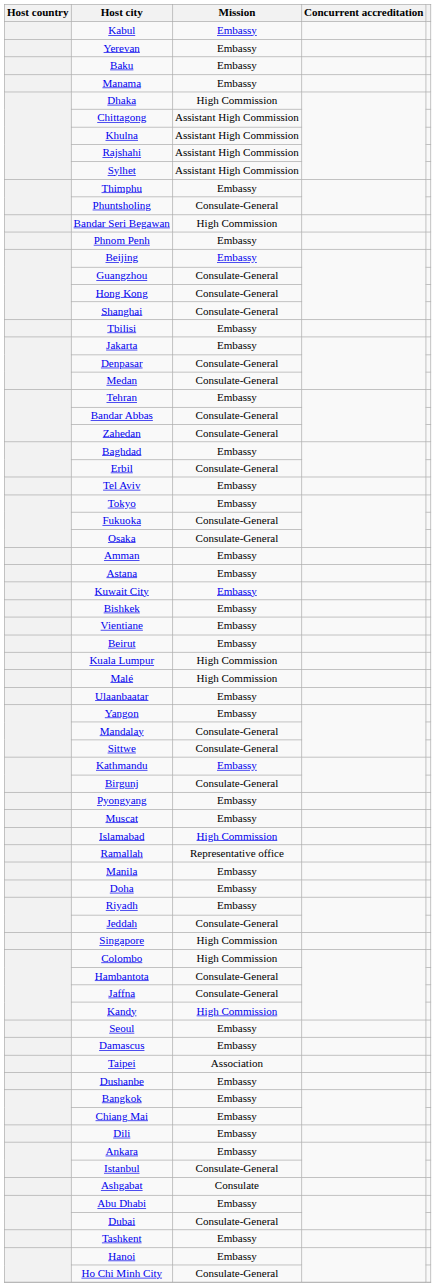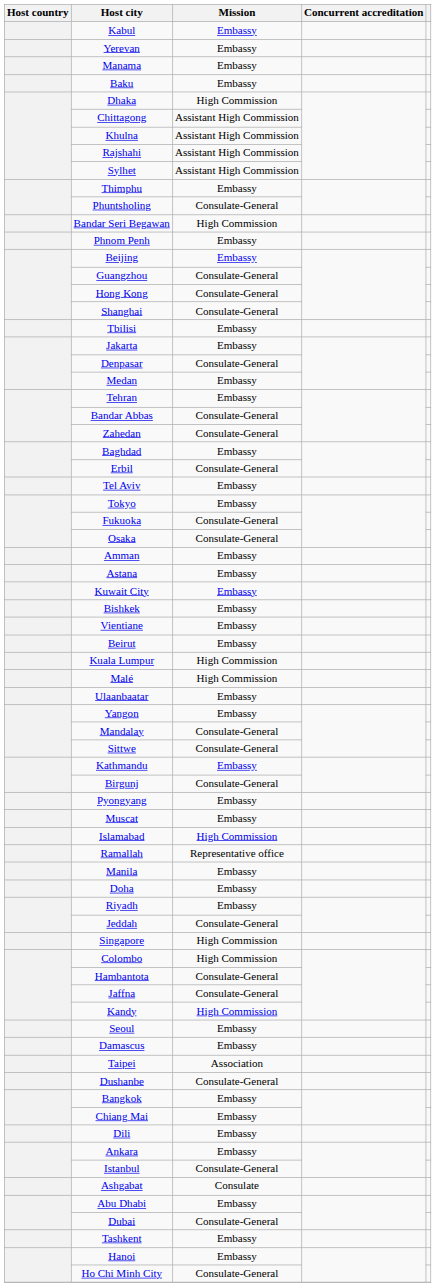rows swapped: (122, 65) <-> (122, 83)
(237, 380) Consulate-General -> (237, 380) Embassy
(237, 1081) Embassy -> (237, 1081) Consulate-General
